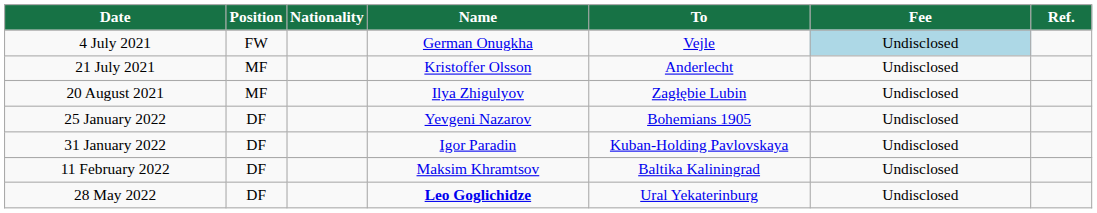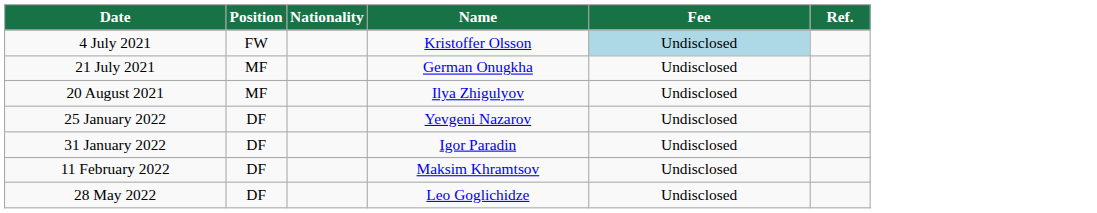- column: (699, 17)
(478, 43) German Onugkha -> (478, 43) Kristoffer Olsson
(478, 68) Kristoffer Olsson -> (478, 68) German Onugkha
(478, 195) bold -> (478, 195) normal
